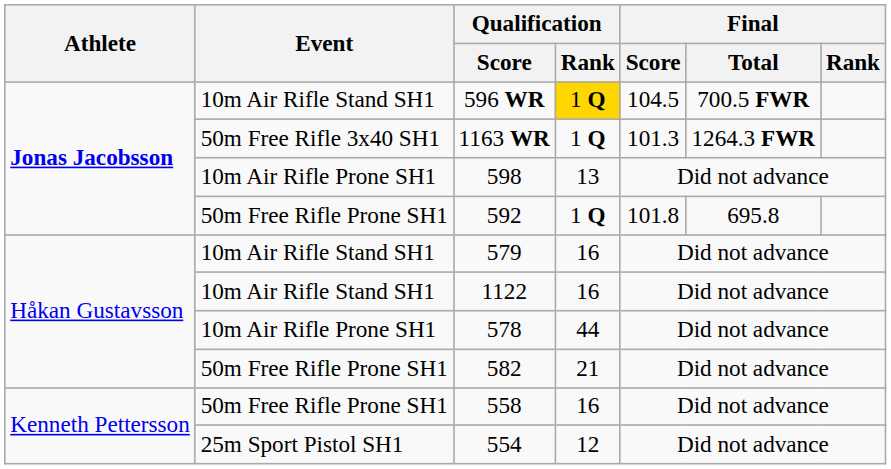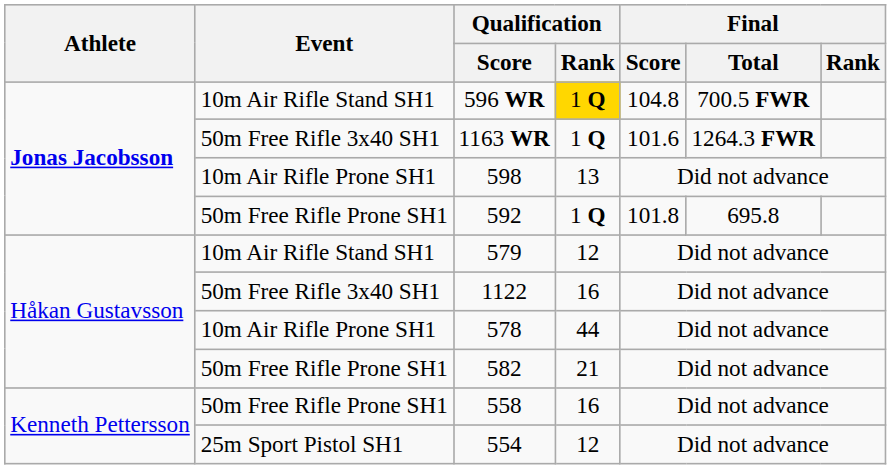(653, 100) 104.5 -> (653, 100) 104.8
(653, 138) 101.3 -> (653, 138) 101.6
(588, 253) 16 -> (588, 253) 12
(318, 291) 10m Air Rifle Stand SH1 -> (320, 291) 50m Free Rifle 3x40 SH1
